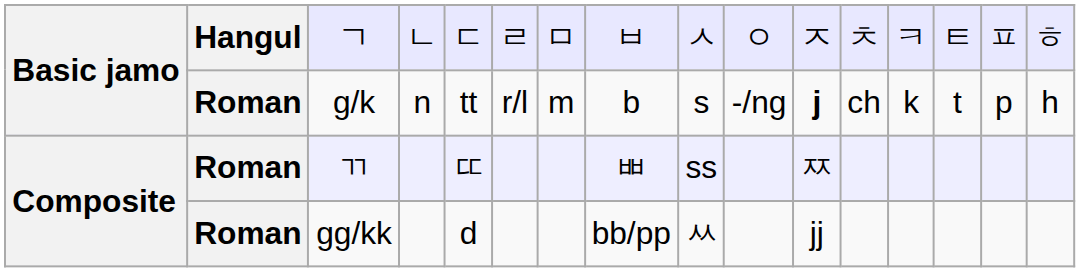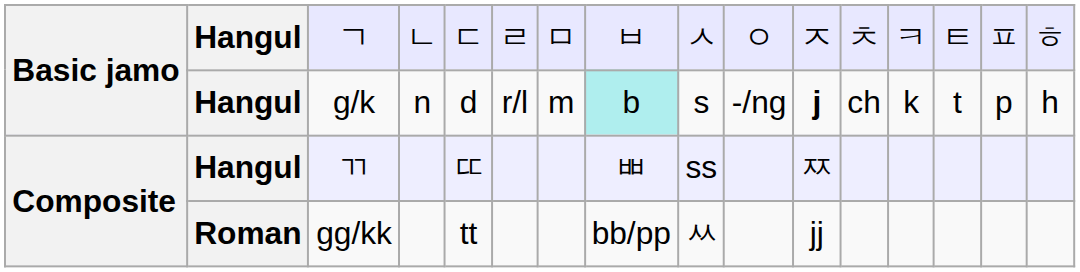(248, 102) Roman -> (248, 102) Hangul
(469, 102) tt -> (469, 102) d
(631, 102) no background -> (631, 102) paleturquoise background
(248, 168) Roman -> (248, 168) Hangul
(469, 233) d -> (469, 233) tt
